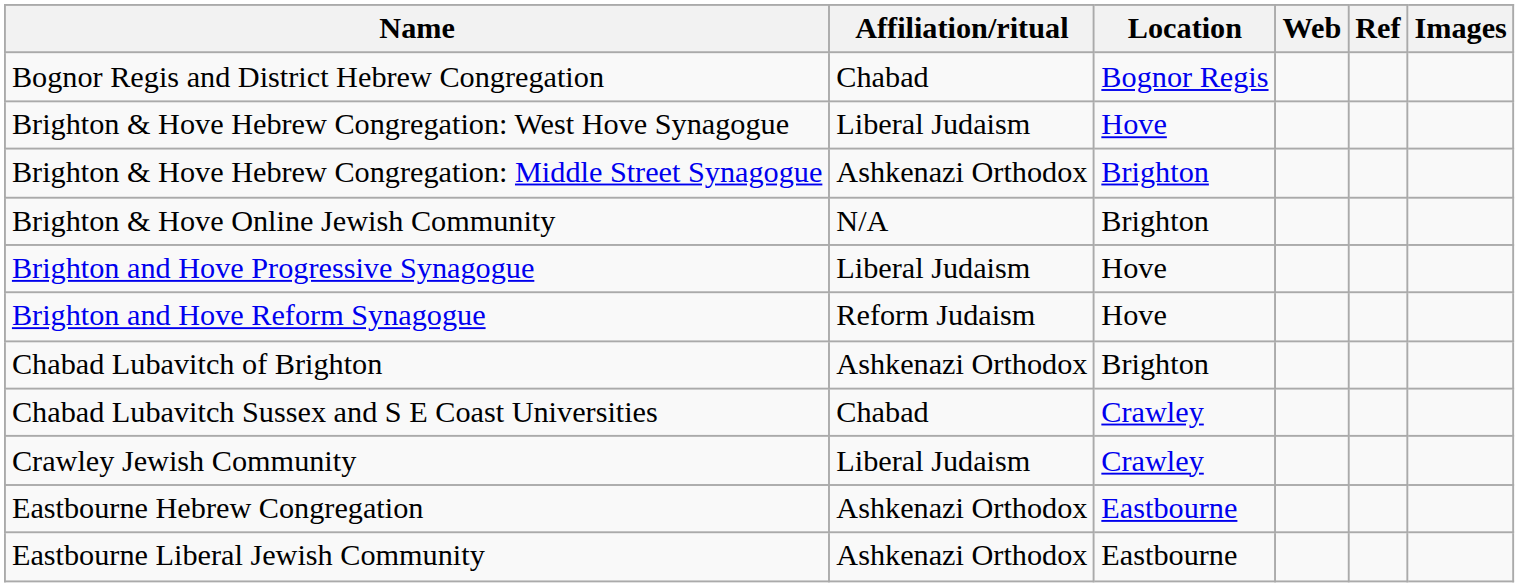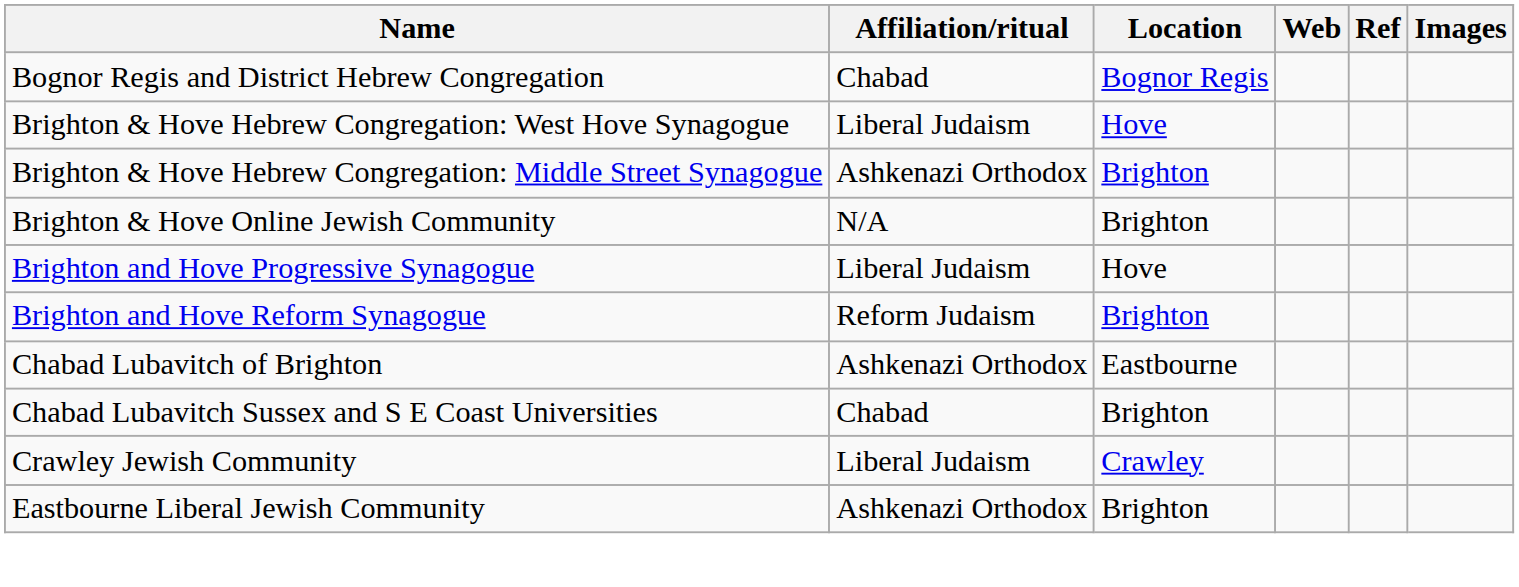(1134, 316) Hove -> (1155, 316) Brighton
(1155, 364) Brighton -> (1169, 364) Eastbourne
(1153, 412) Crawley -> (1155, 412) Brighton
- row: (218, 508)
(1169, 556) Eastbourne -> (1155, 508) Brighton
